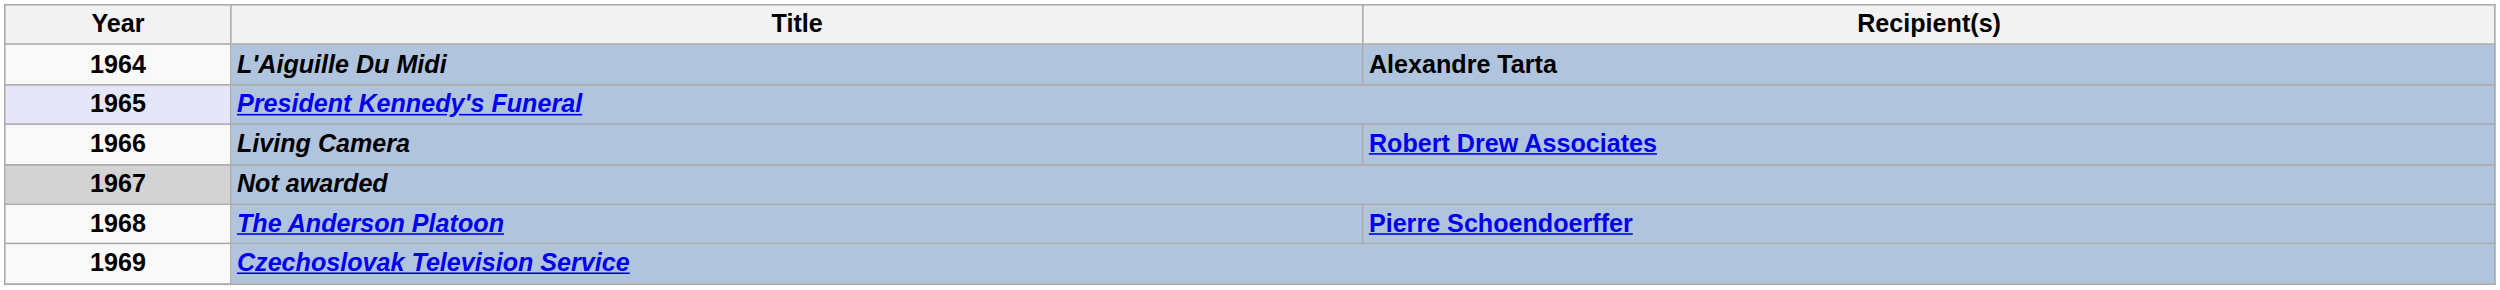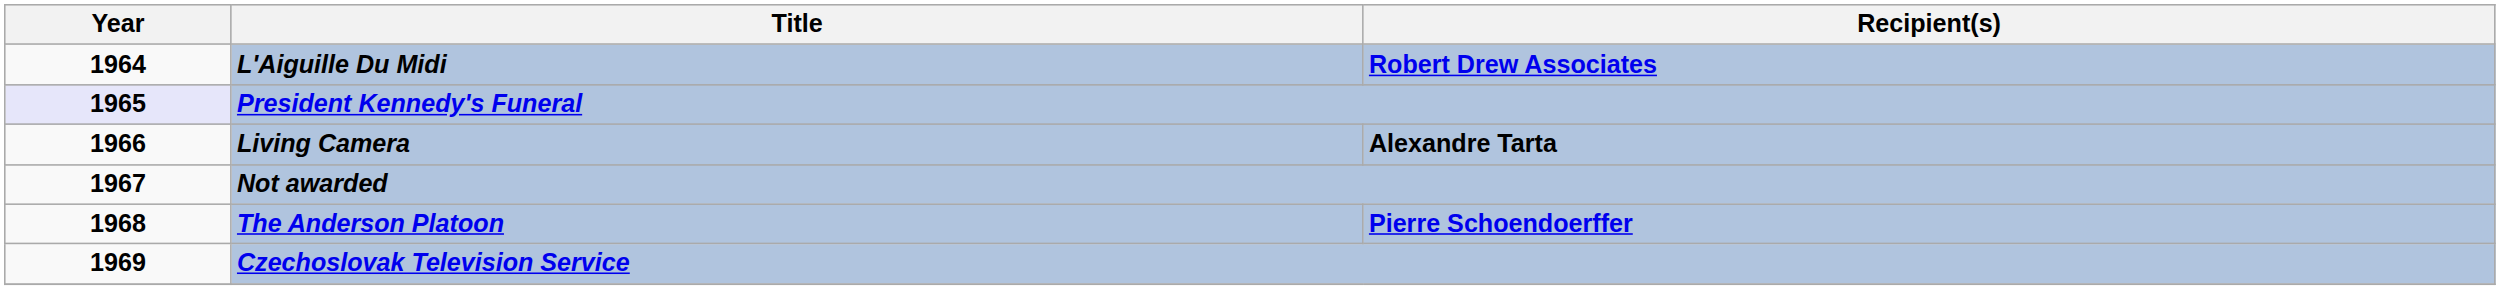(1463, 64) Alexandre Tarta -> (1513, 64) Robert Drew Associates
(1513, 143) Robert Drew Associates -> (1463, 143) Alexandre Tarta
(118, 183) lightgrey background -> (118, 183) no background
